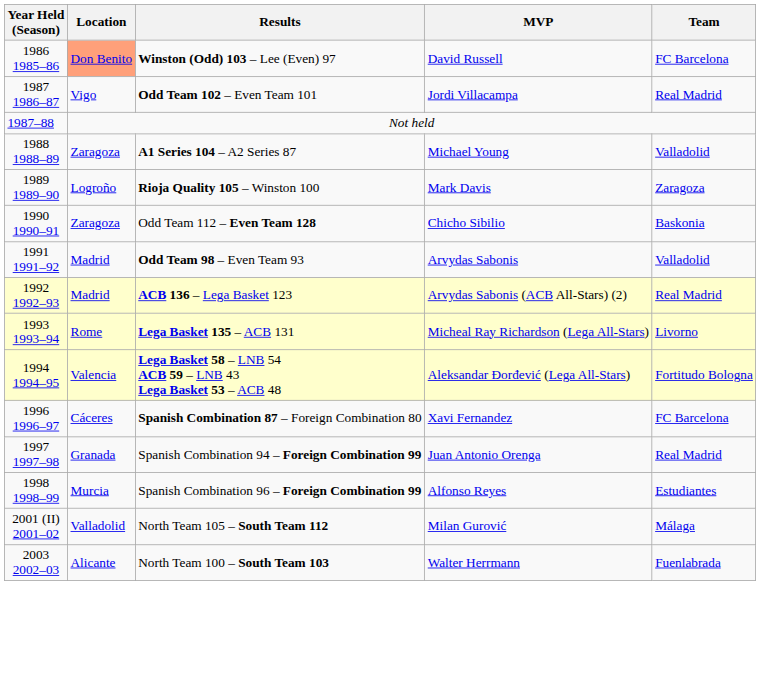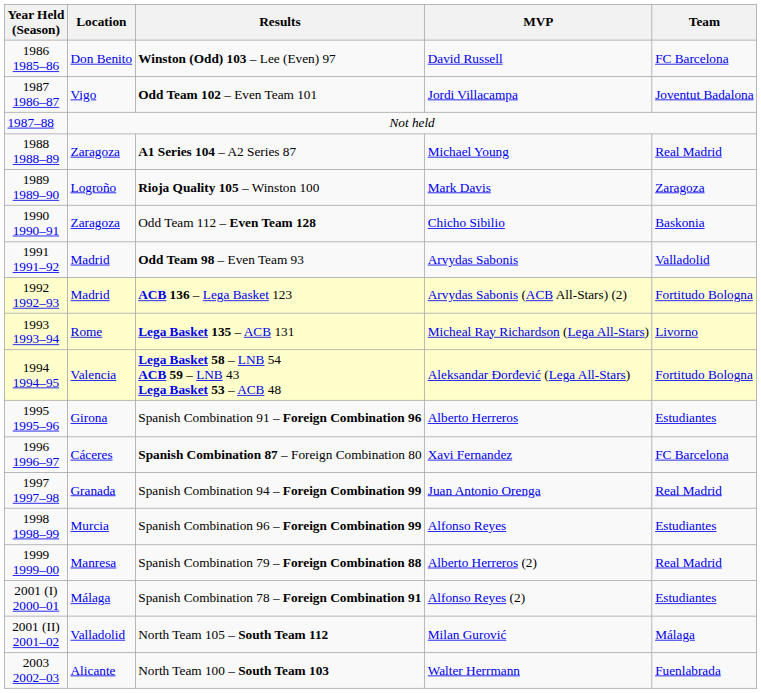(101, 58) lightsalmon background -> (101, 58) no background
(689, 94) Real Madrid -> (704, 94) Joventut Badalona
(682, 151) Valladolid -> (689, 151) Real Madrid
(689, 295) Real Madrid -> (704, 295) Fortitudo Bologna
+ row: (280, 418)
+ row: (280, 562)
+ row: (280, 598)
